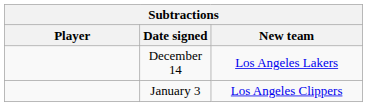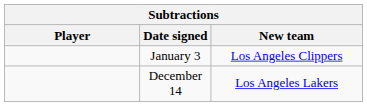rows swapped: (175, 91) <-> (175, 63)
